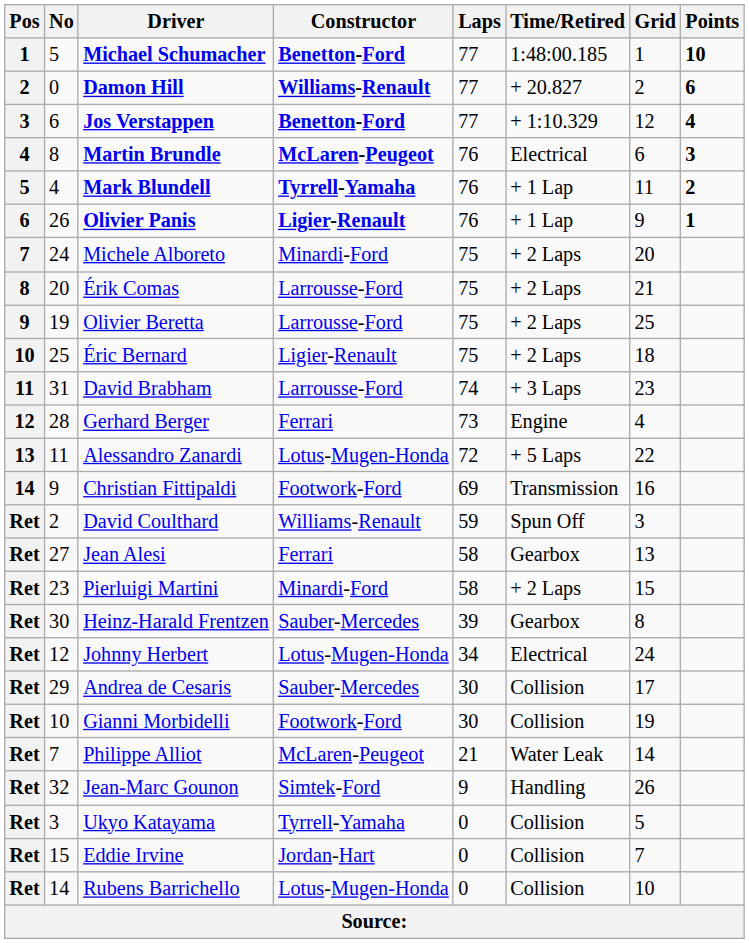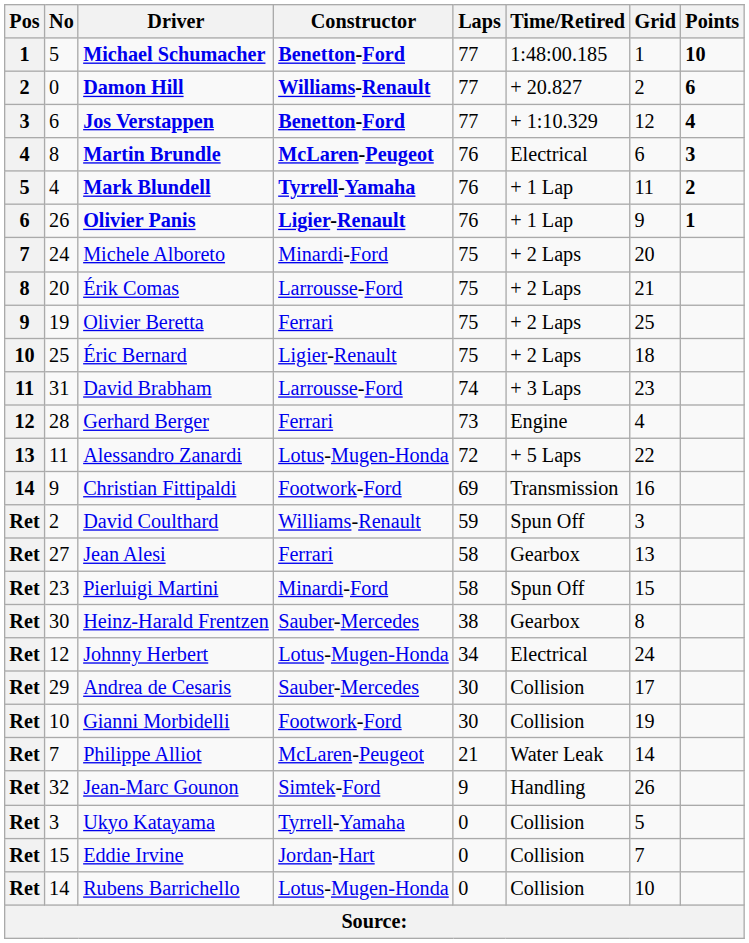(340, 321) Larrousse-Ford -> (306, 321) Ferrari
(546, 588) + 2 Laps -> (547, 588) Spun Off
(468, 621) 39 -> (468, 621) 38
